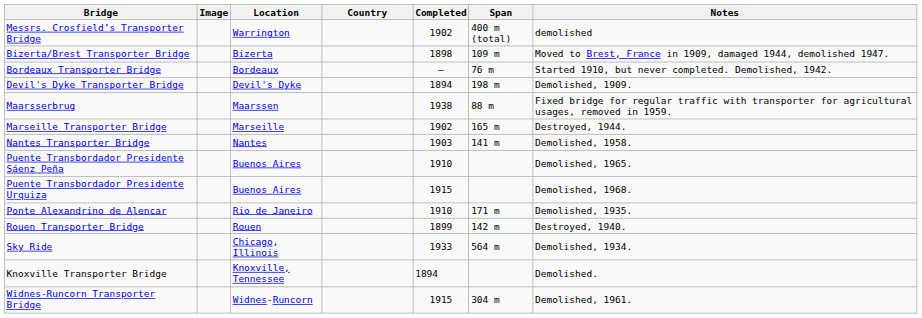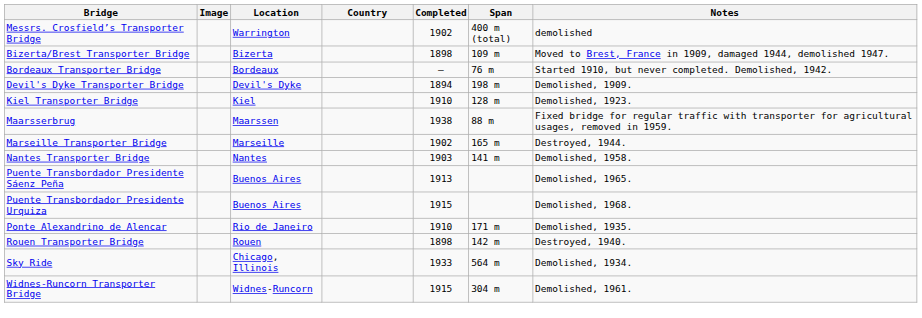+ row: (72, 100)
(441, 163) 1910 -> (441, 179) 1913
(441, 226) 1899 -> (441, 242) 1898
- row: (87, 273)
